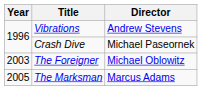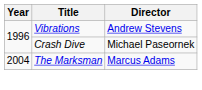- row: (66, 61)
(18, 77) 2005 -> (18, 61) 2004
